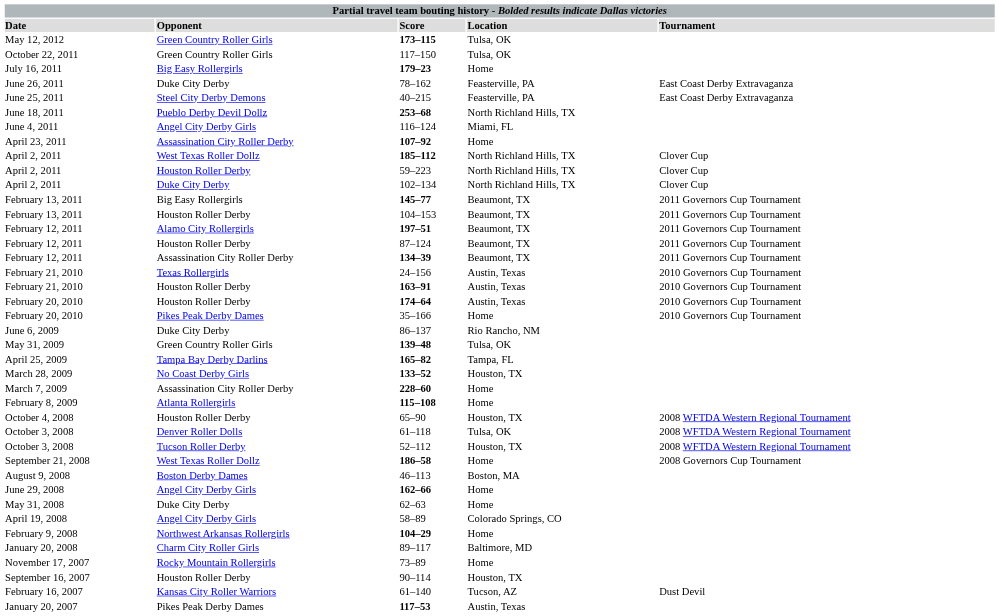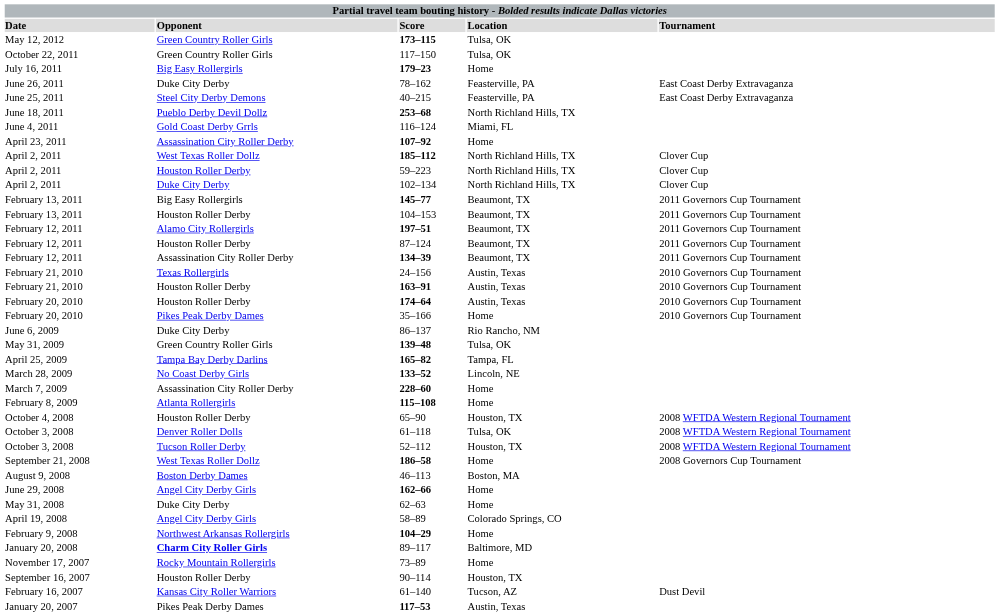(206, 127) Angel City Derby Girls -> (207, 127) Gold Coast Derby Grrls
(495, 374) Houston, TX -> (494, 374) Lincoln, NE
(208, 548) normal -> (212, 548) bold
